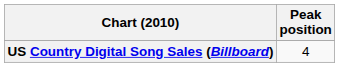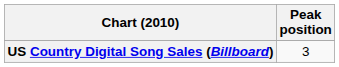(306, 51) 4 -> (306, 51) 3
